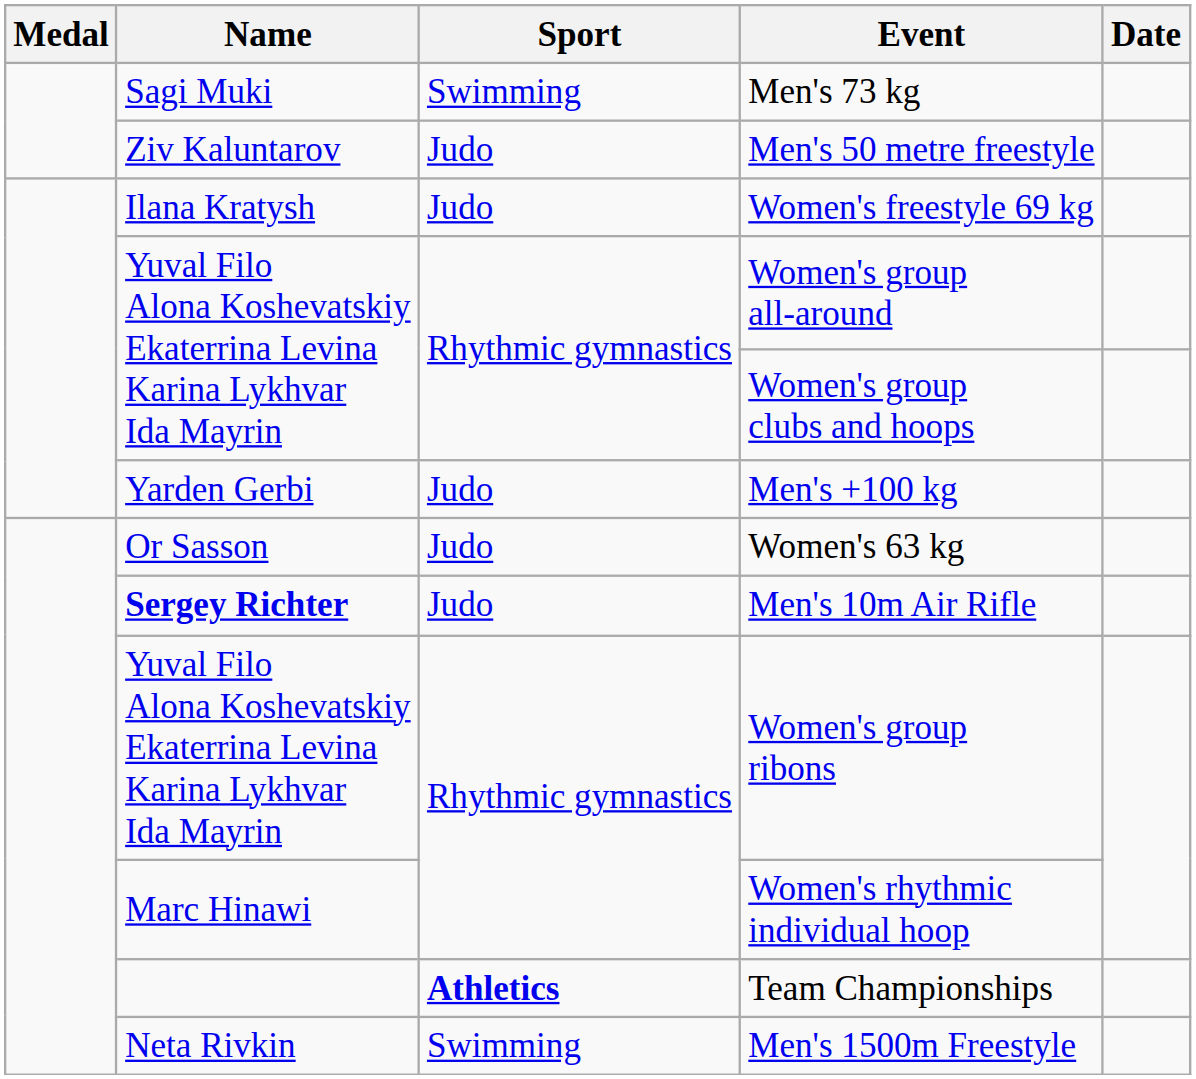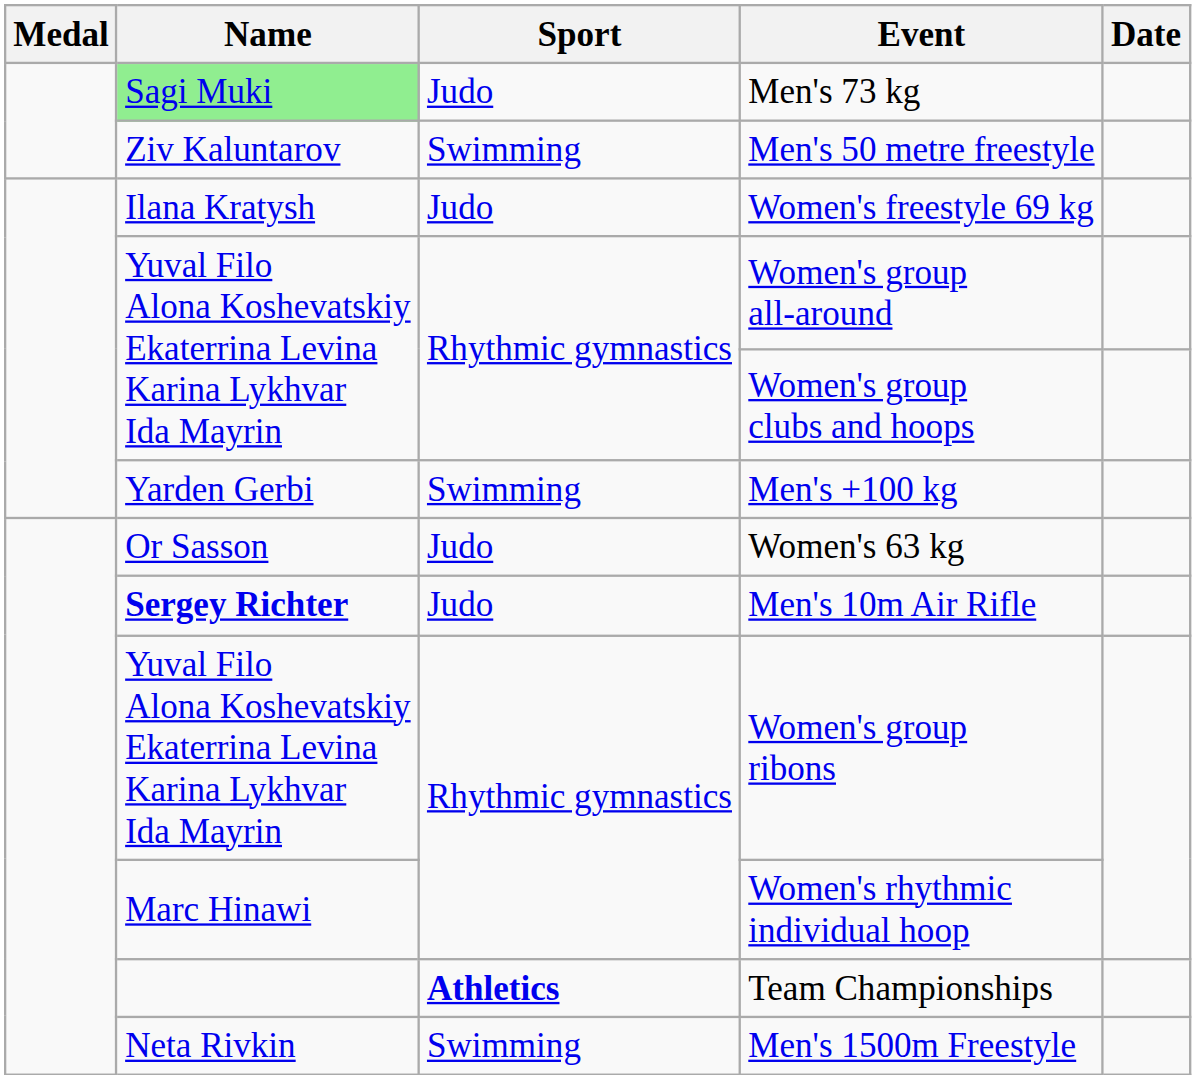(199, 91) no background -> (199, 91) lightgreen background
(504, 91) Swimming -> (460, 91) Judo
(460, 149) Judo -> (504, 149) Swimming
(460, 489) Judo -> (504, 489) Swimming
